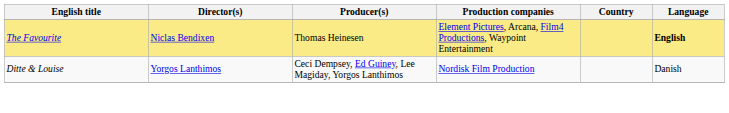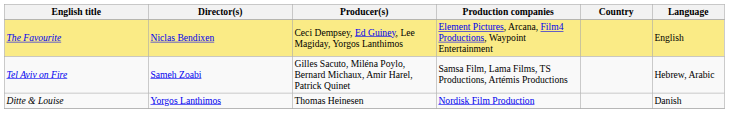(329, 38) Thomas Heinesen -> (355, 38) Ceci Dempsey, Ed Guiney, Lee Magiday, Yorgos Lanthimos
(670, 38) bold -> (669, 38) normal
+ row: (37, 74)
(355, 69) Ceci Dempsey, Ed Guiney, Lee Magiday, Yorgos Lanthimos -> (329, 100) Thomas Heinesen
